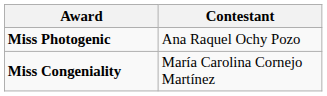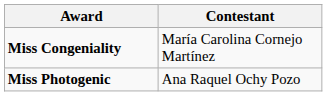rows swapped: (64, 71) <-> (59, 39)
